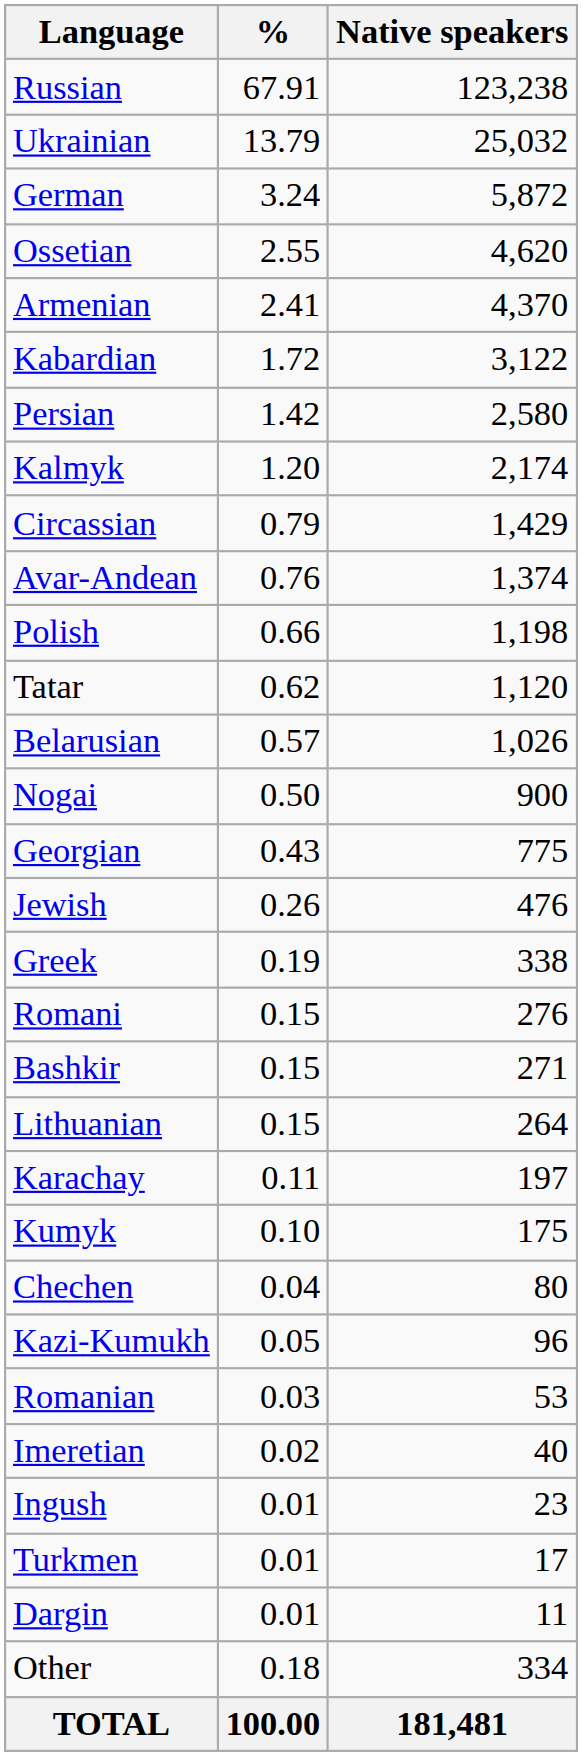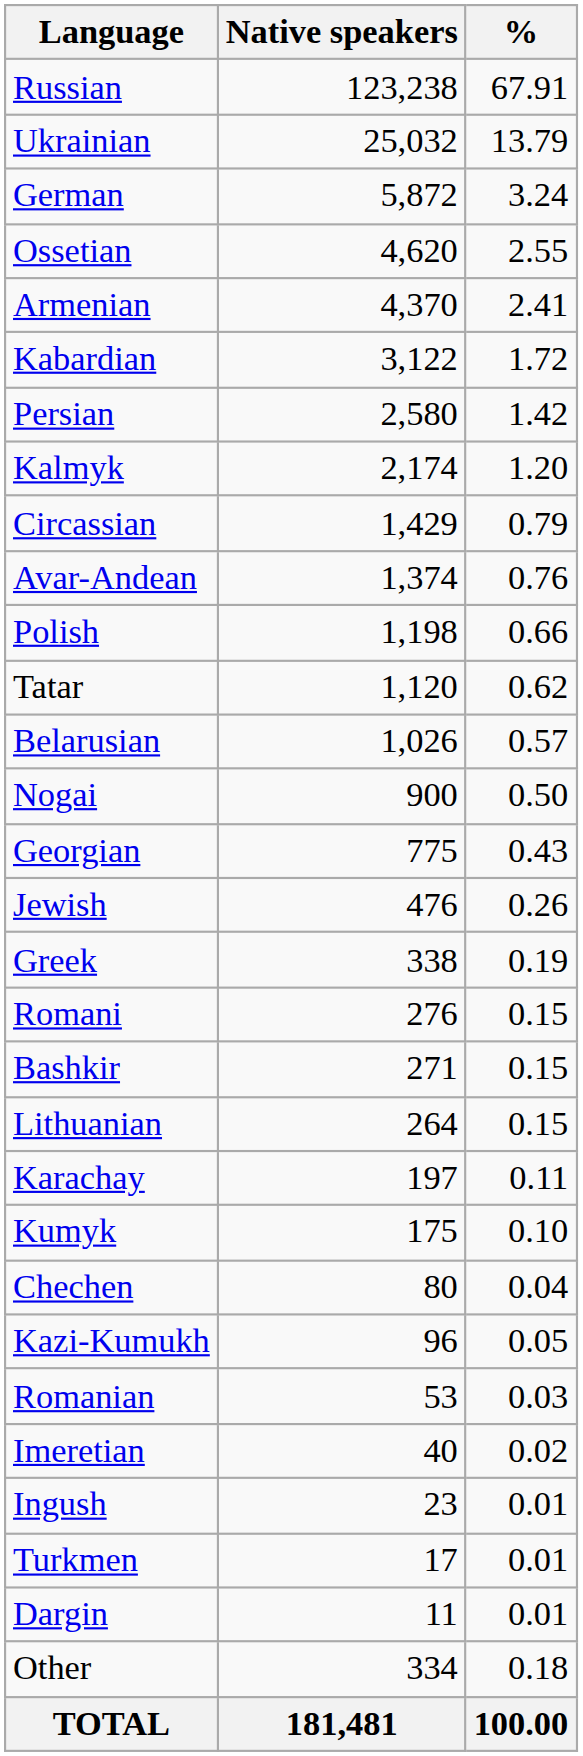columns swapped: (452, 31) <-> (273, 31)
